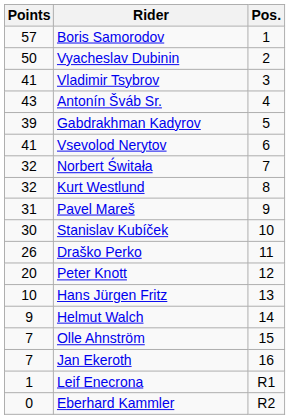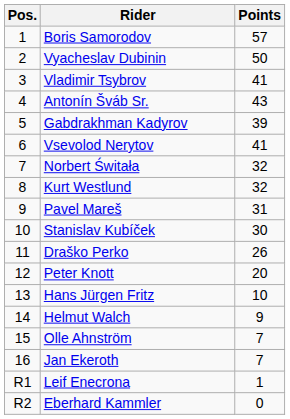columns swapped: (266, 15) <-> (29, 15)
